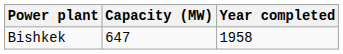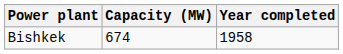(118, 38) 647 -> (118, 38) 674
